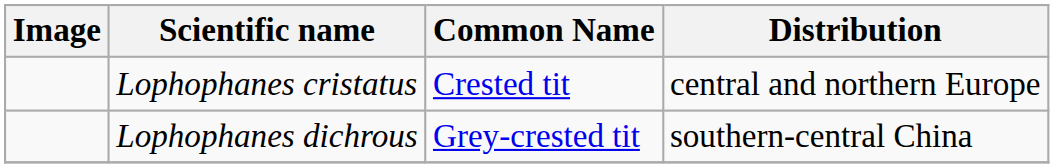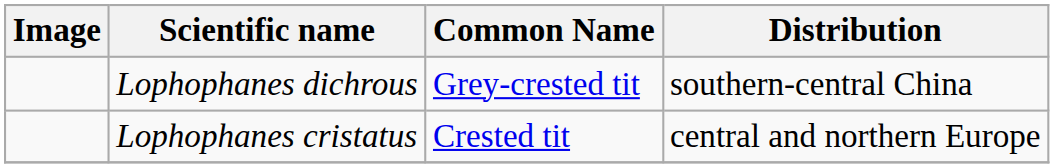rows swapped: (267, 83) <-> (267, 135)
